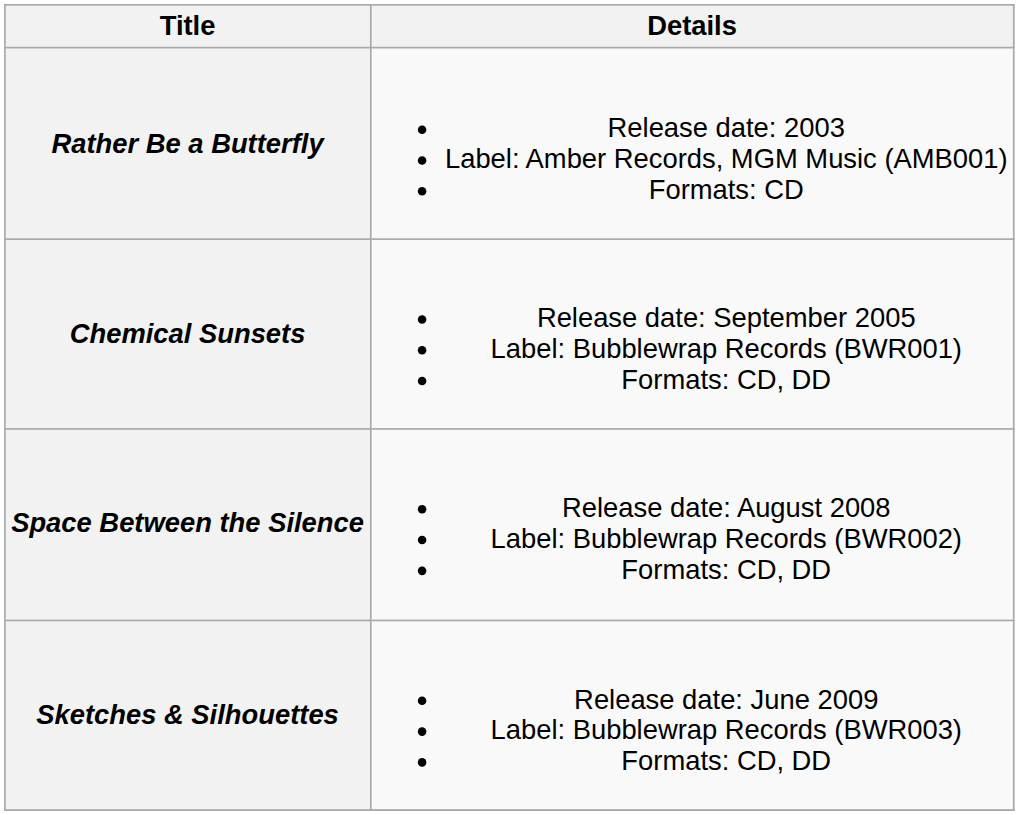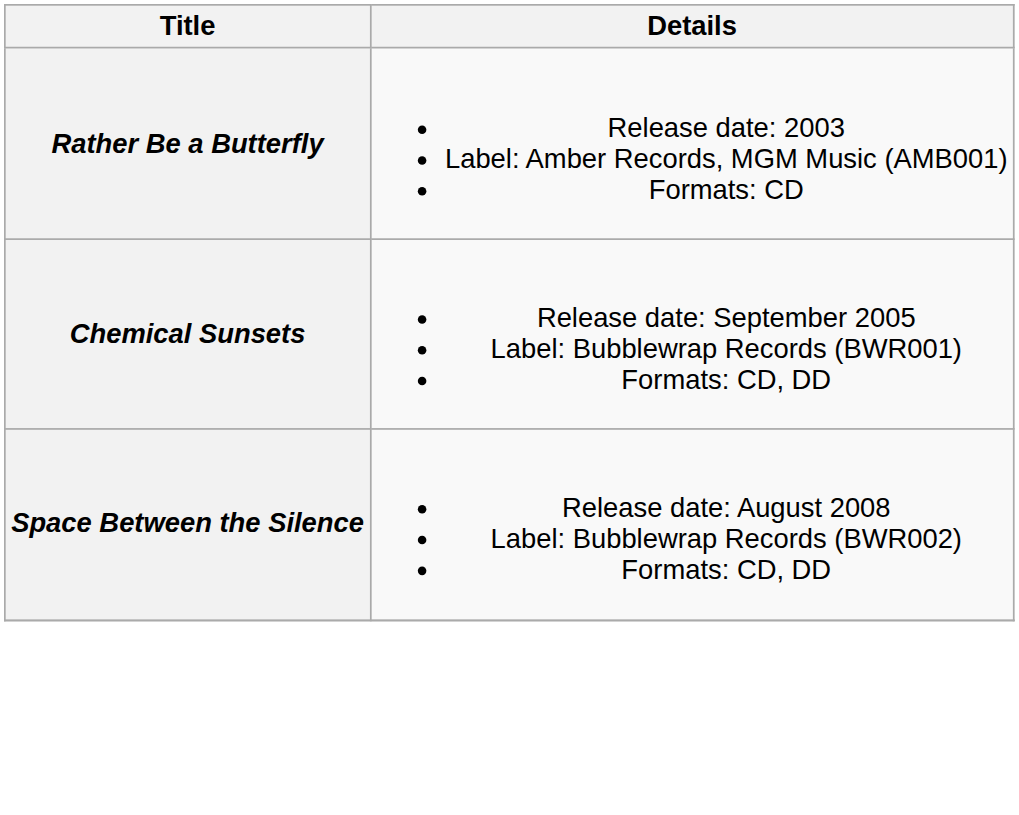- row: (188, 714)
